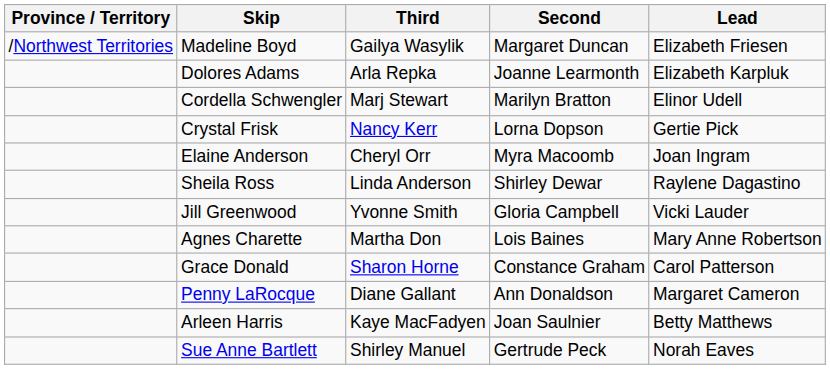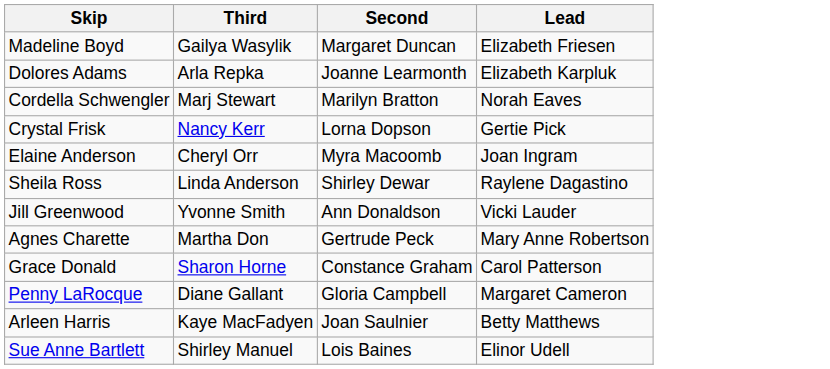- column: (91, 18)
(698, 101) Elinor Udell -> (531, 101) Norah Eaves
(556, 211) Gloria Campbell -> (381, 211) Ann Donaldson
(539, 239) Lois Baines -> (378, 239) Gertrude Peck
(553, 294) Ann Donaldson -> (384, 294) Gloria Campbell
(550, 350) Gertrude Peck -> (366, 350) Lois Baines
(703, 350) Norah Eaves -> (525, 350) Elinor Udell
